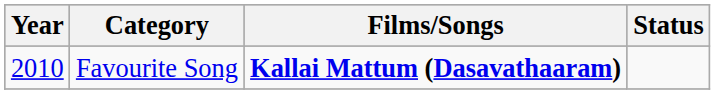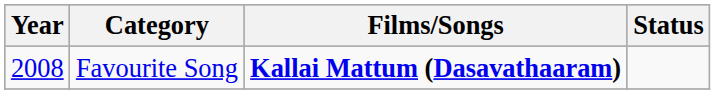(37, 67) 2010 -> (37, 67) 2008
